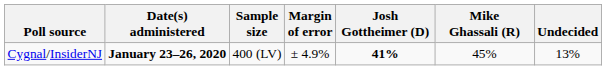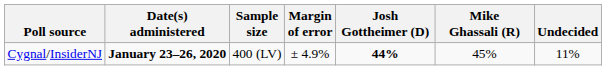(385, 53) 41% -> (385, 53) 44%
(568, 53) 13% -> (568, 53) 11%
